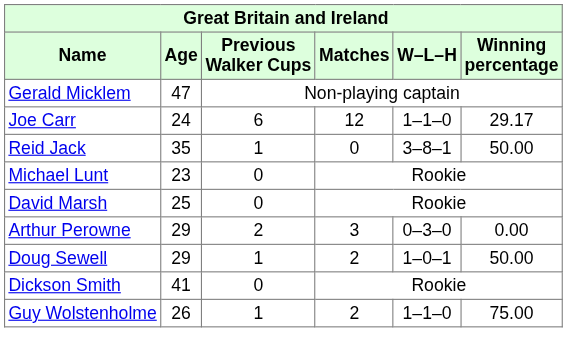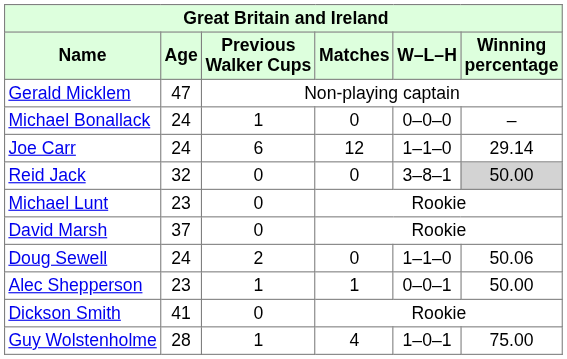+ row: (79, 120)
(512, 120) 29.17 -> (512, 148) 29.14
(181, 148) 35 -> (181, 175) 32
(258, 148) 1 -> (258, 175) 0
(512, 148) no background -> (512, 175) lightgrey background
(181, 203) 25 -> (181, 230) 37
- row: (70, 230)
(181, 258) 29 -> (181, 258) 24
(258, 258) 1 -> (258, 258) 2
(354, 258) 2 -> (354, 258) 0
(427, 258) 1–0–1 -> (427, 258) 1–1–0
(512, 258) 50.00 -> (512, 258) 50.06
+ row: (75, 285)
(181, 313) 26 -> (181, 340) 28
(354, 313) 2 -> (354, 340) 4
(427, 313) 1–1–0 -> (427, 340) 1–0–1
